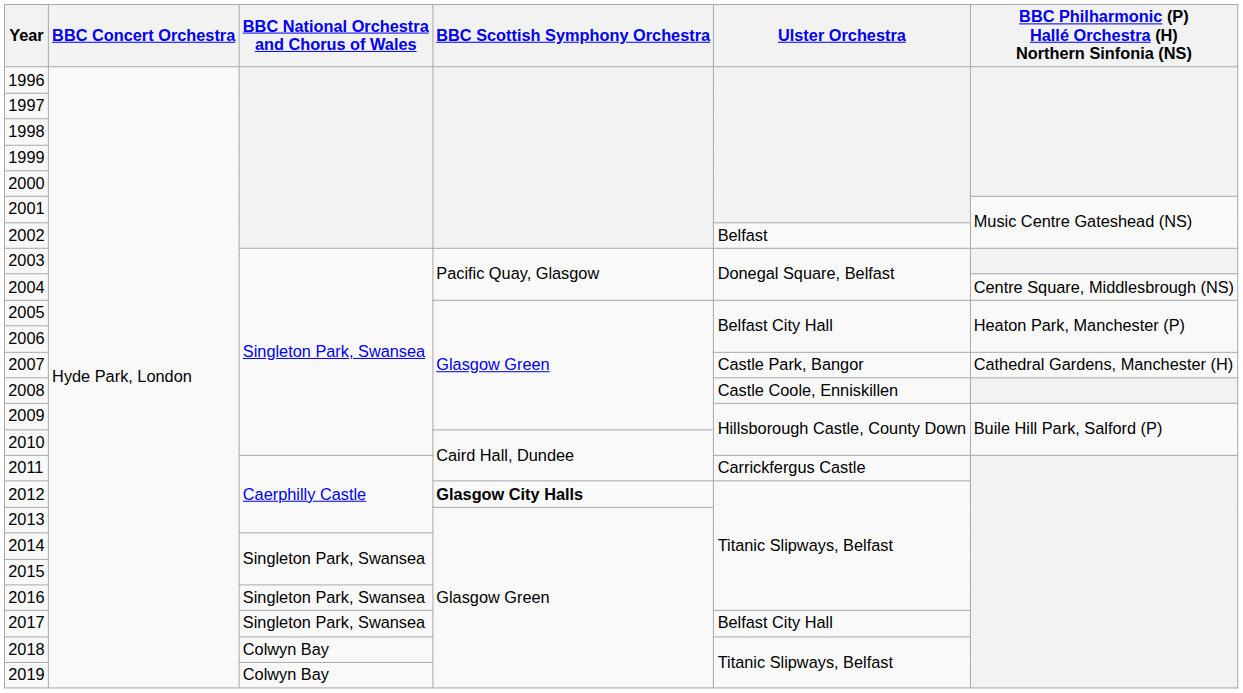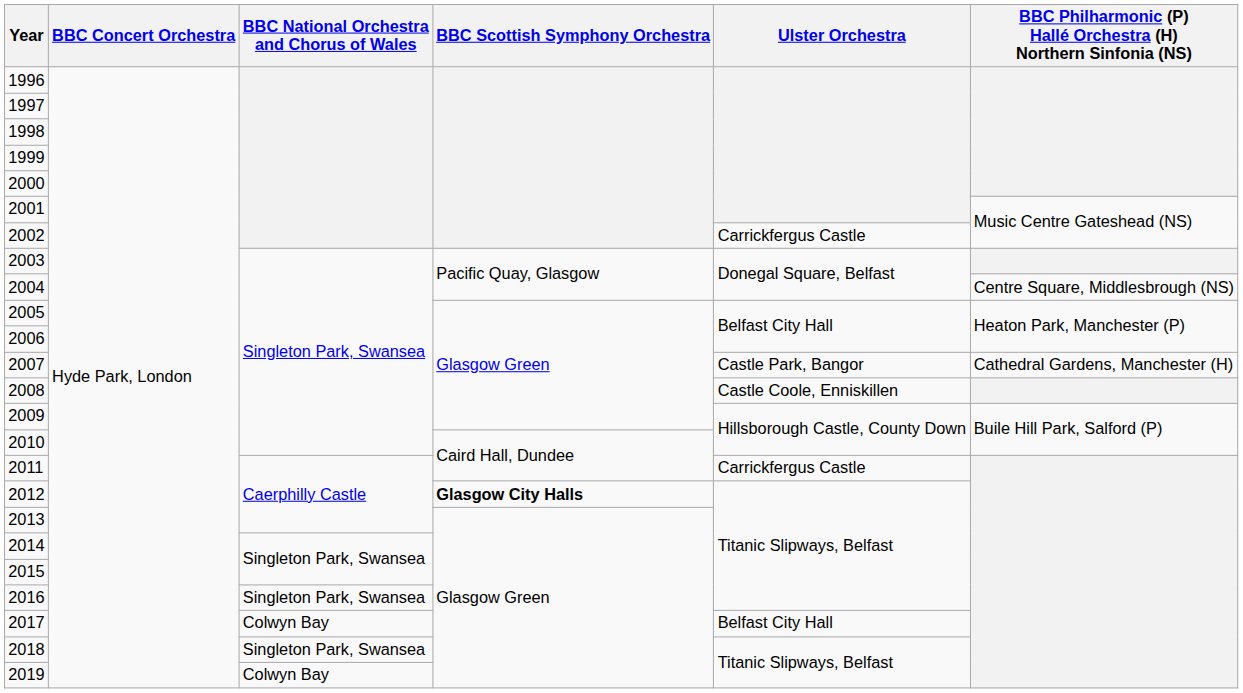(743, 235) Belfast -> (792, 235) Carrickfergus Castle
(334, 623) Singleton Park, Swansea -> (286, 623) Colwyn Bay
(286, 649) Colwyn Bay -> (334, 649) Singleton Park, Swansea
